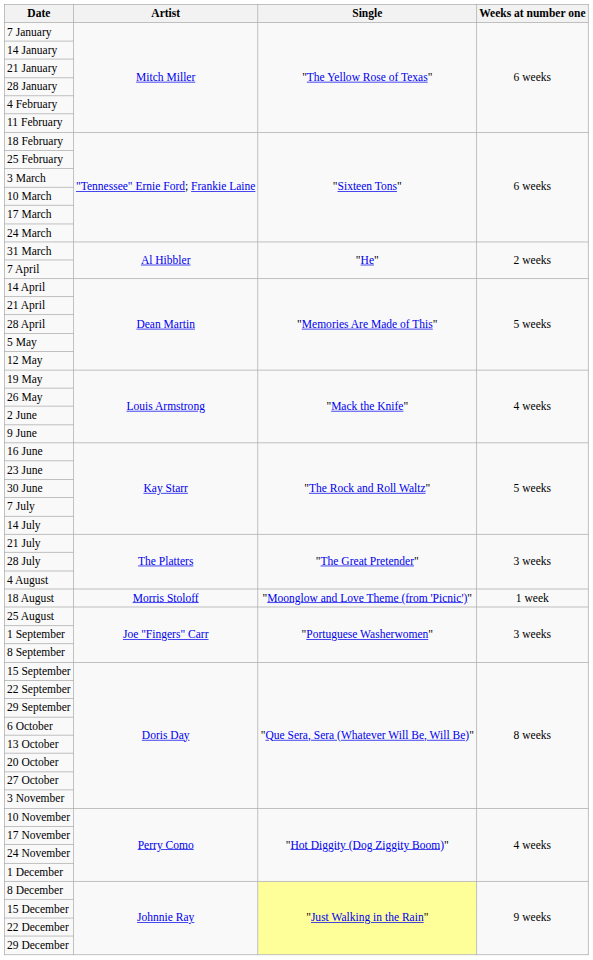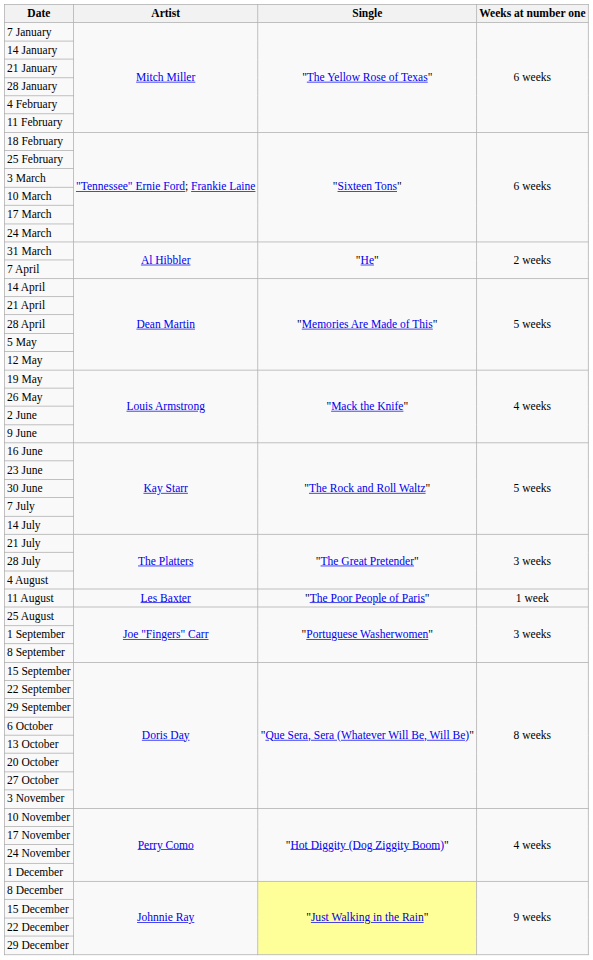+ row: (30, 598)
- row: (31, 598)
